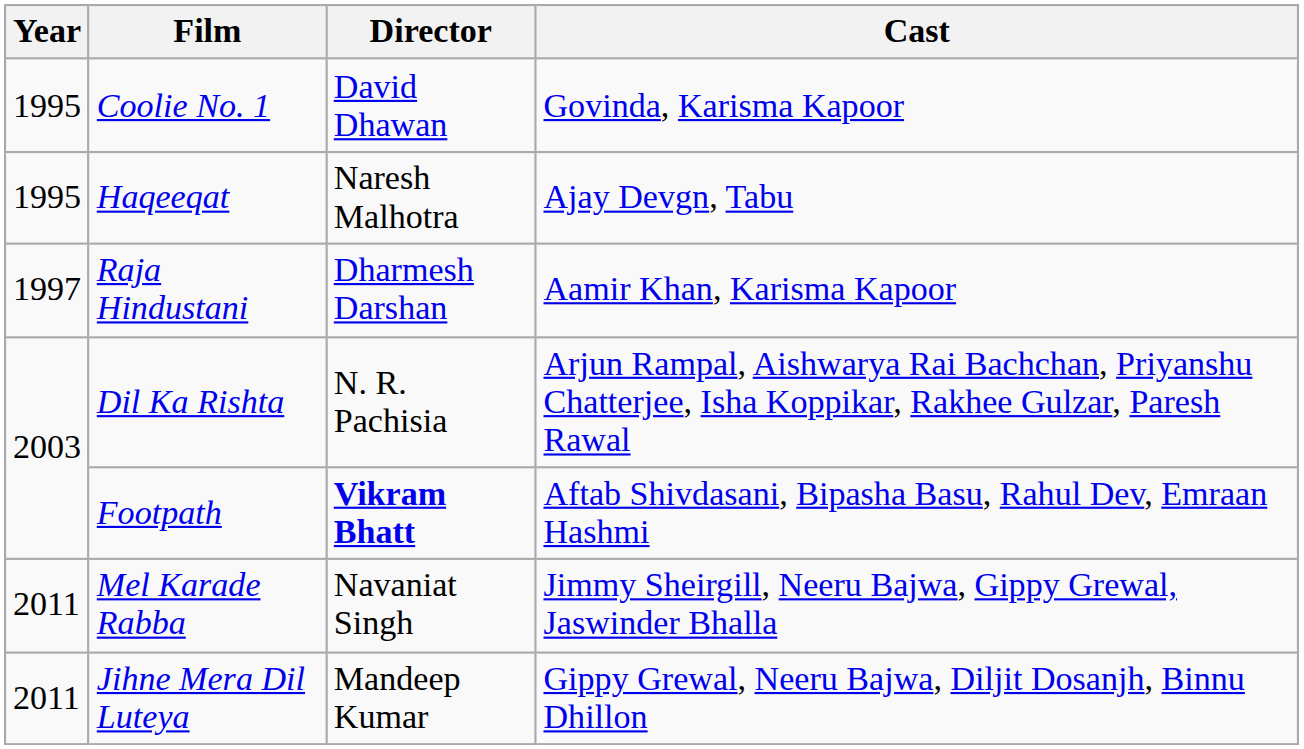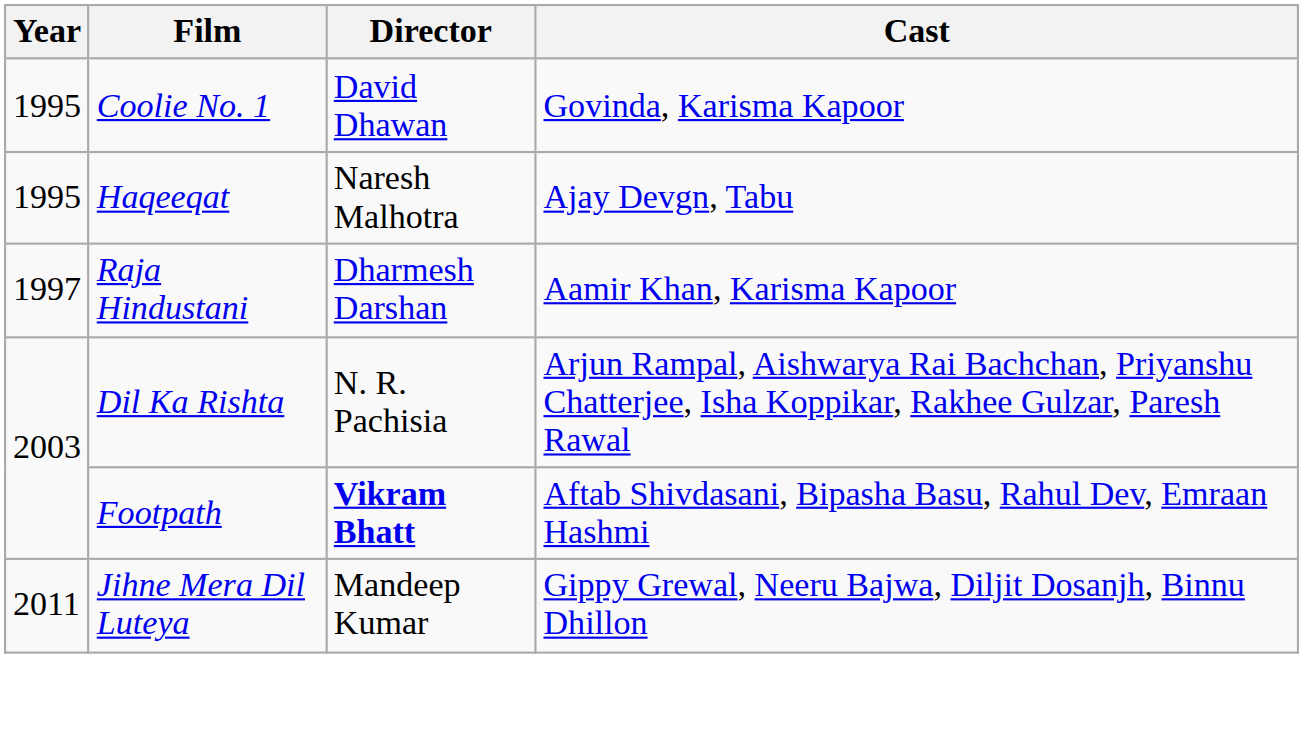- row: (179, 605)
